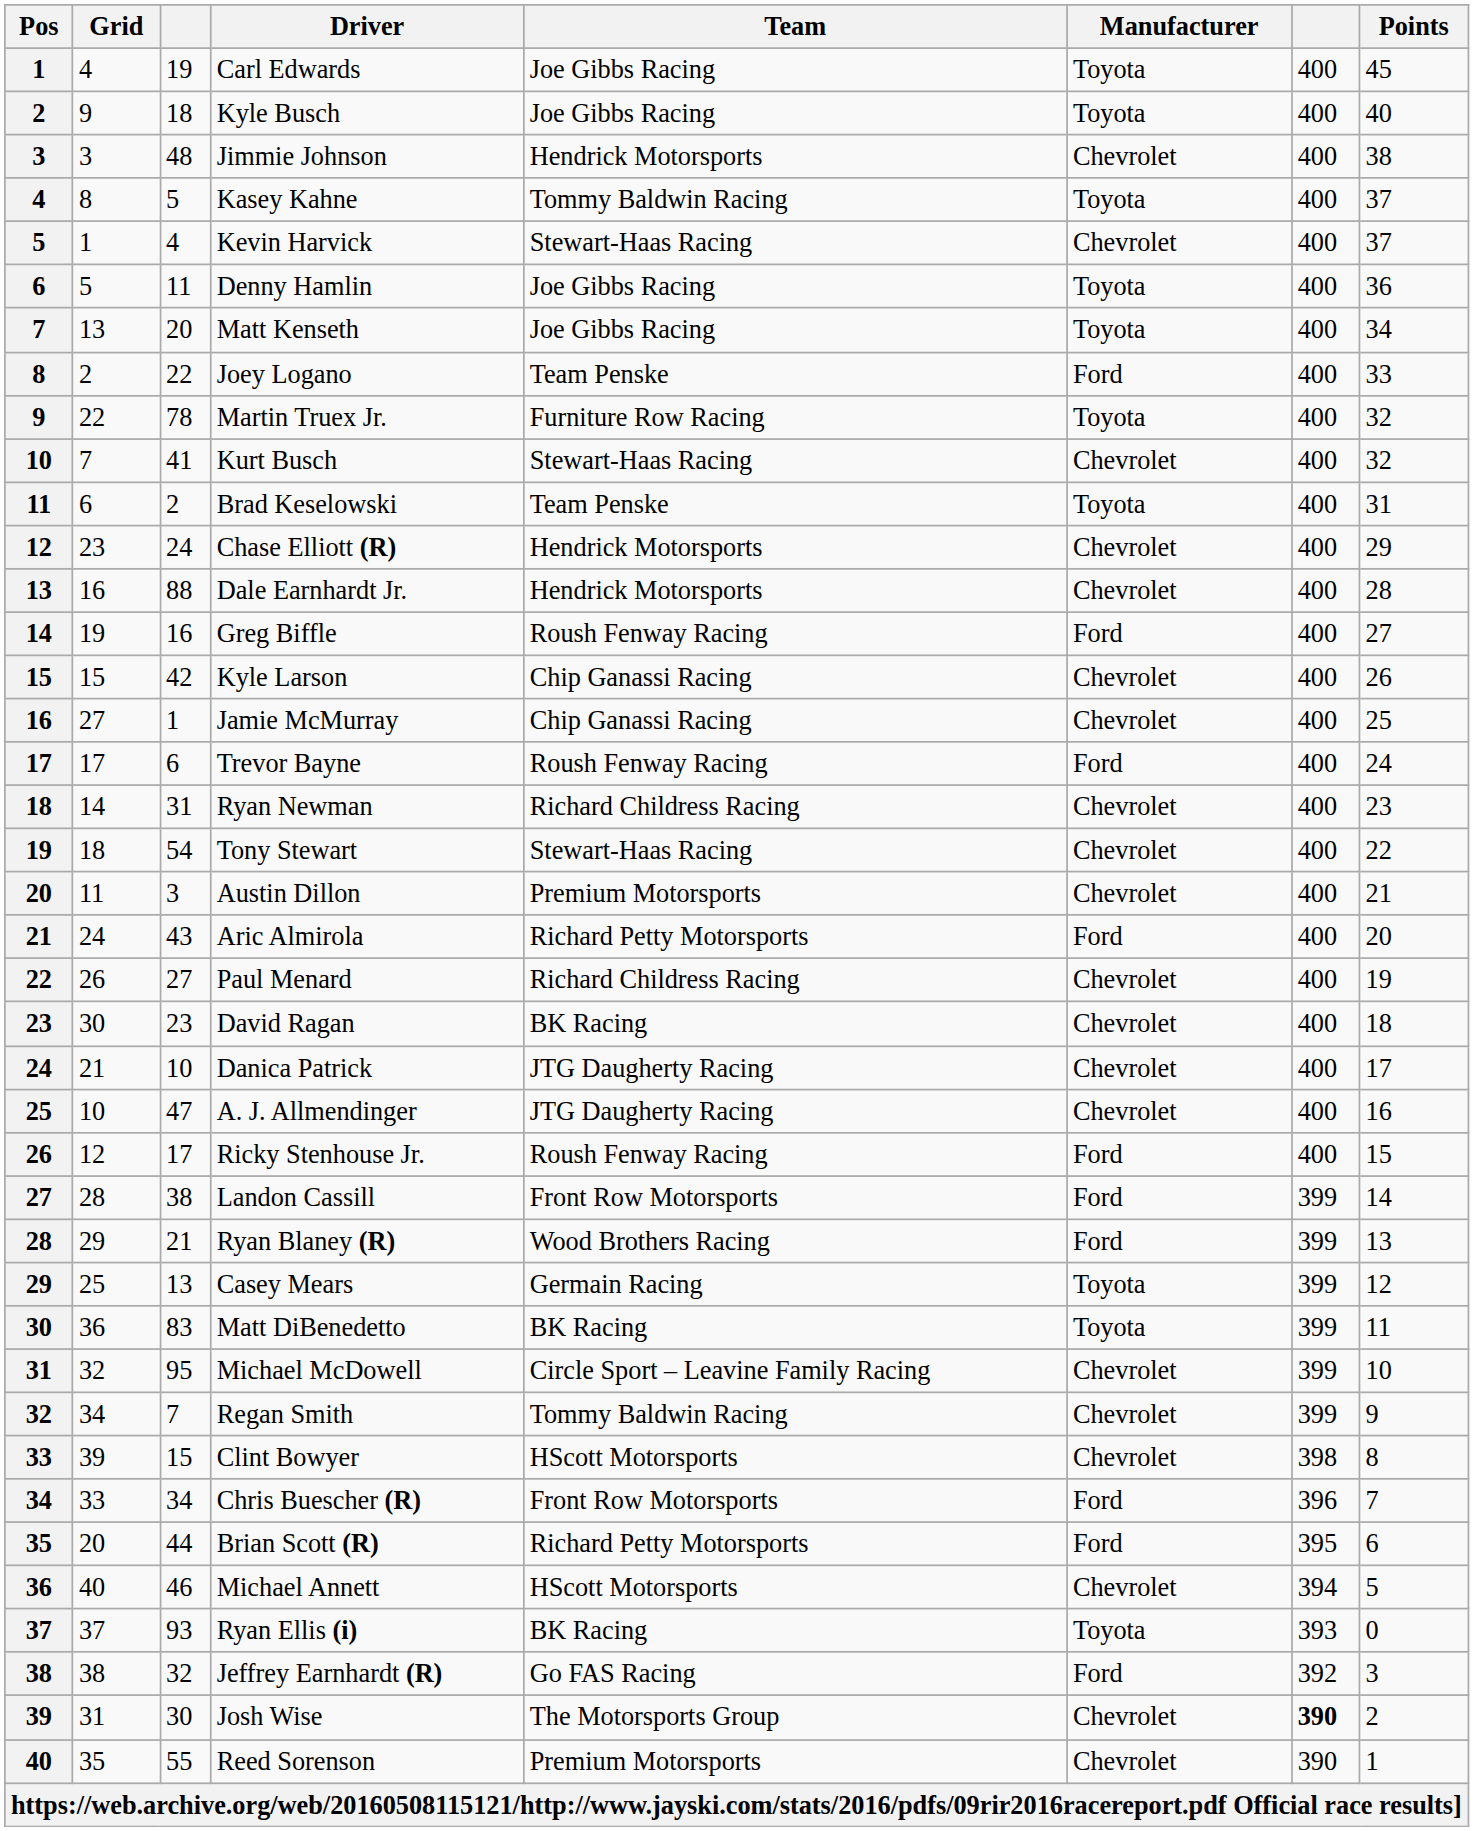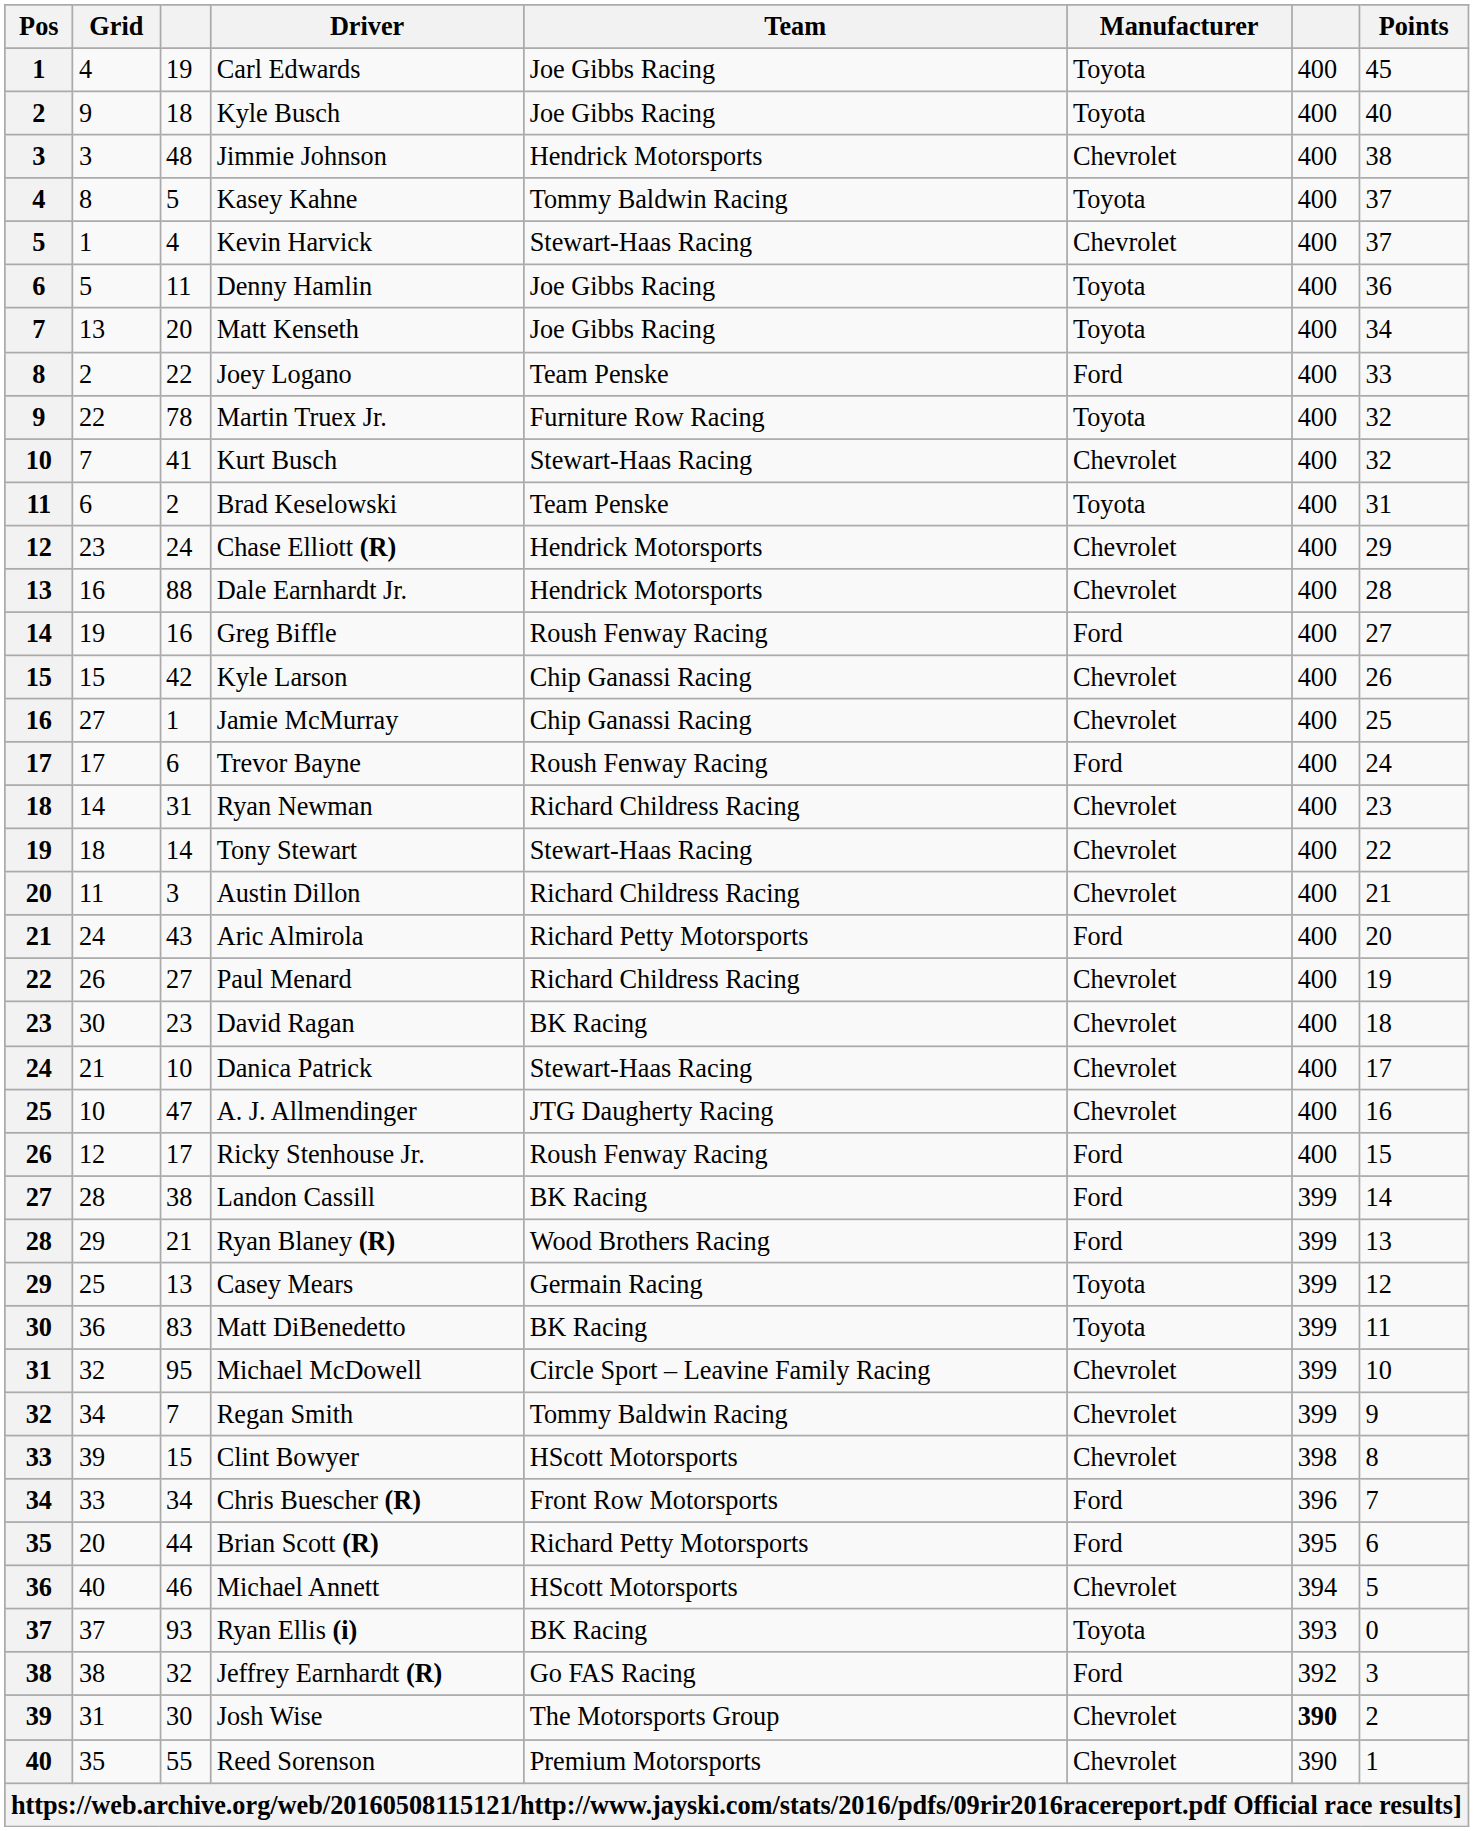(179, 850) 54 -> (179, 850) 14
(645, 893) Premium Motorsports -> (665, 893) Richard Childress Racing
(652, 1066) JTG Daugherty Racing -> (641, 1066) Stewart-Haas Racing
(654, 1197) Front Row Motorsports -> (588, 1197) BK Racing
